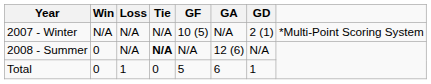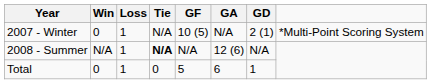(103, 32) N/A -> (96, 32) 0
(129, 32) N/A -> (123, 32) 1
(96, 50) 0 -> (103, 50) N/A
(129, 50) N/A -> (123, 50) 1
